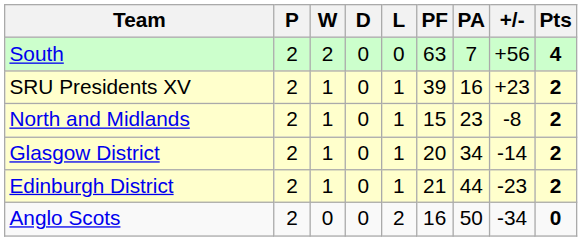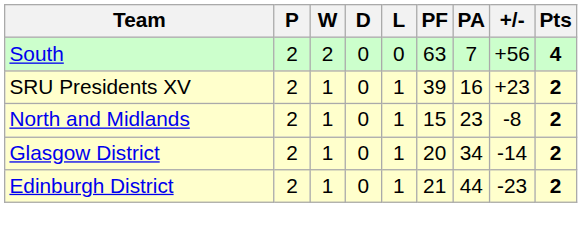- row: (65, 218)
